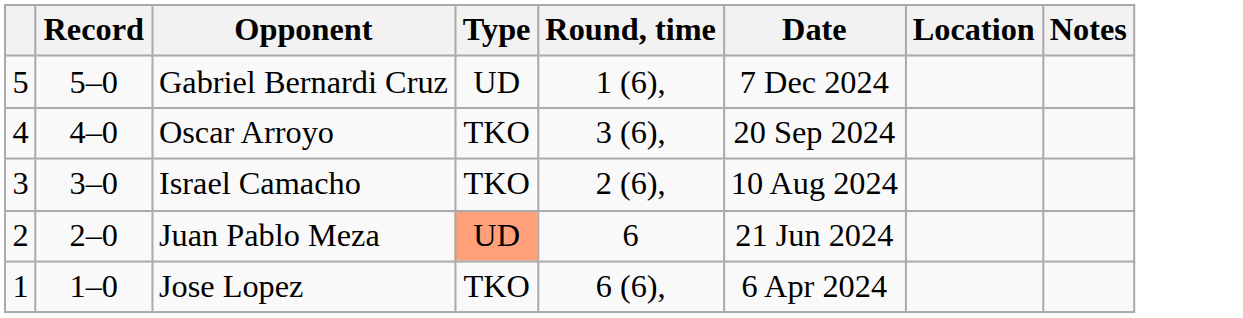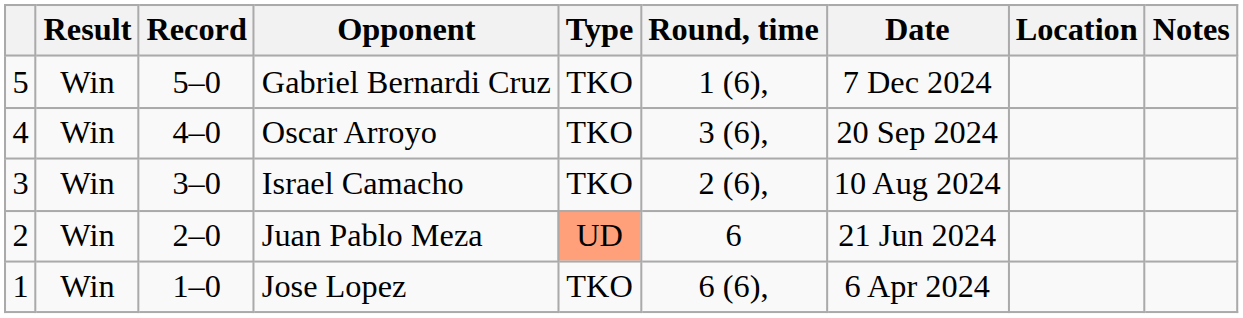+ column: (88, 30)
(497, 81) UD -> (600, 81) TKO
